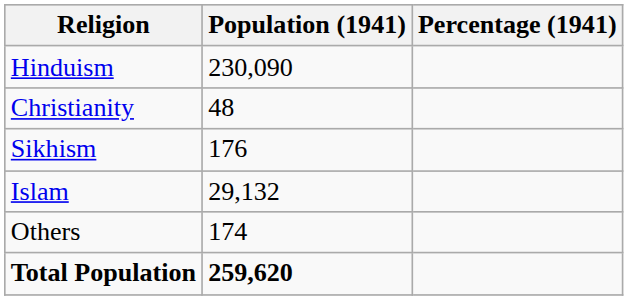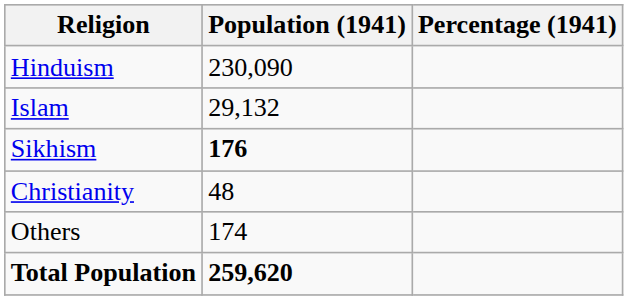rows swapped: (40, 190) <-> (72, 107)
(228, 149) normal -> (228, 149) bold
